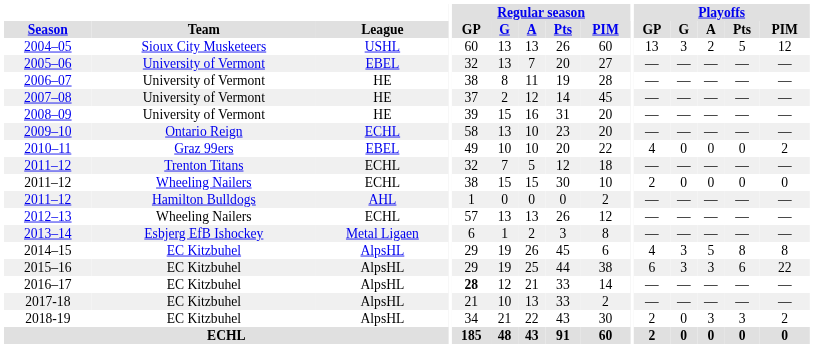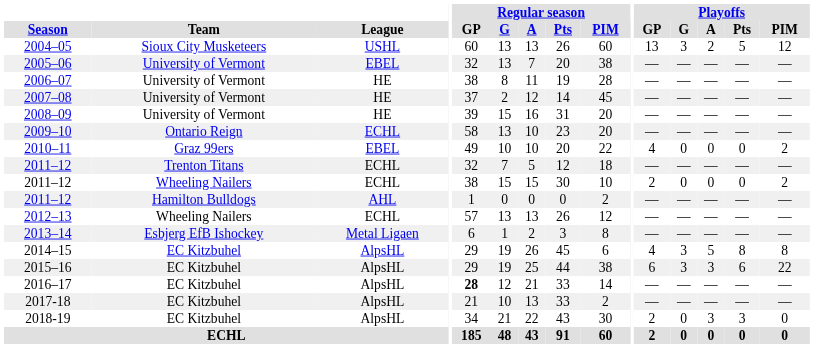(606, 63) 27 -> (606, 63) 38
(785, 182) 0 -> (785, 182) 2
(785, 318) 2 -> (785, 318) 0
